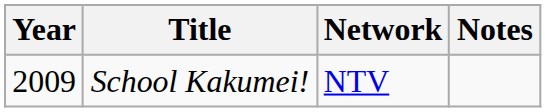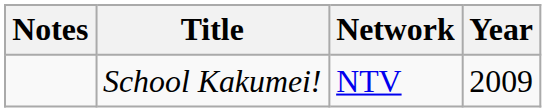columns swapped: (44, 29) <-> (495, 29)
